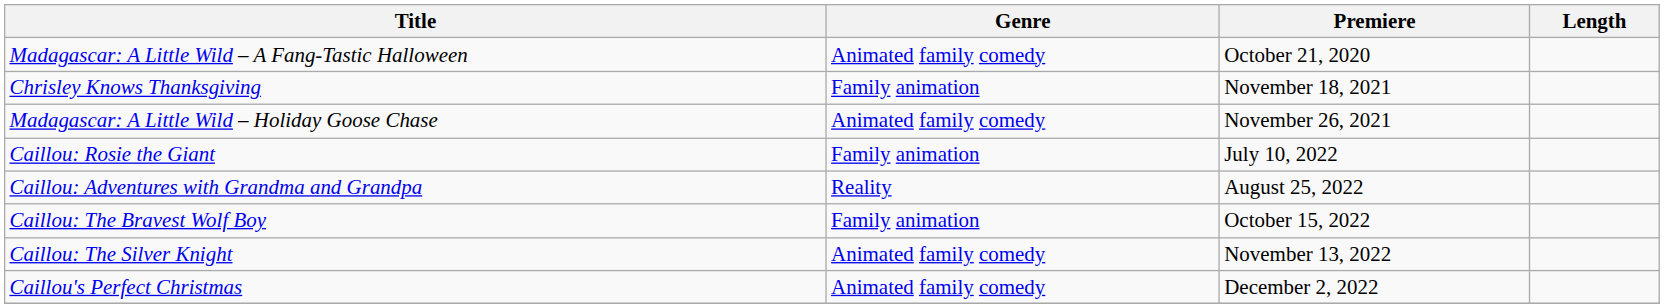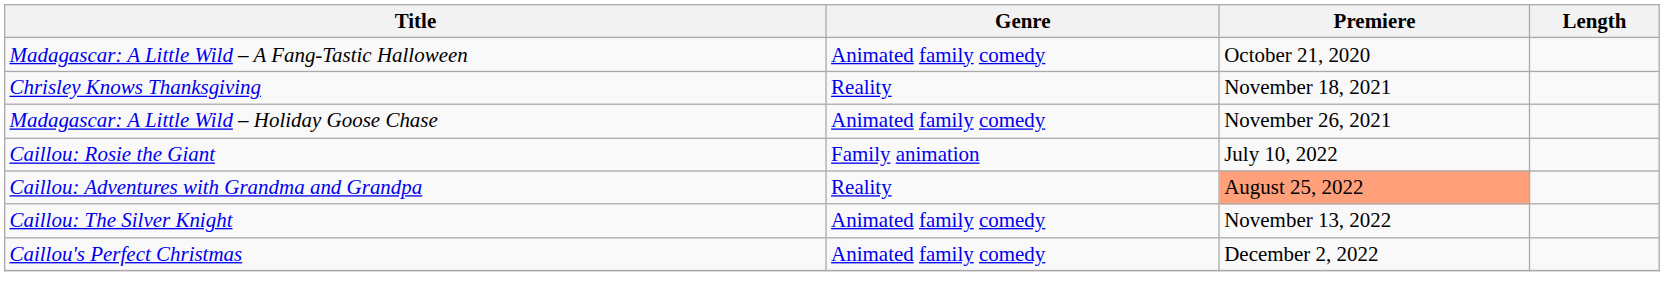(905, 87) Family animation -> (861, 87) Reality
(1294, 187) no background -> (1294, 187) lightsalmon background
- row: (138, 220)
